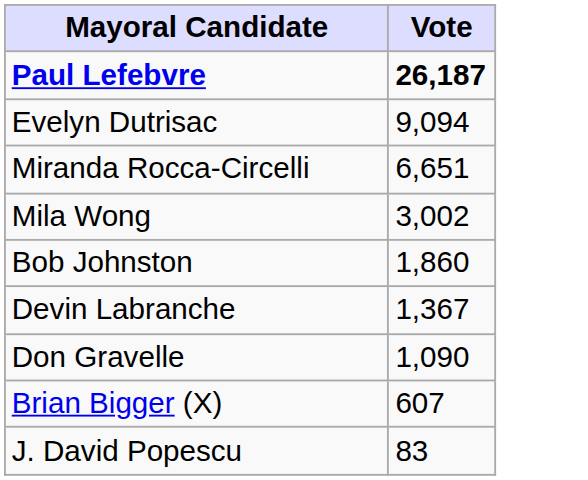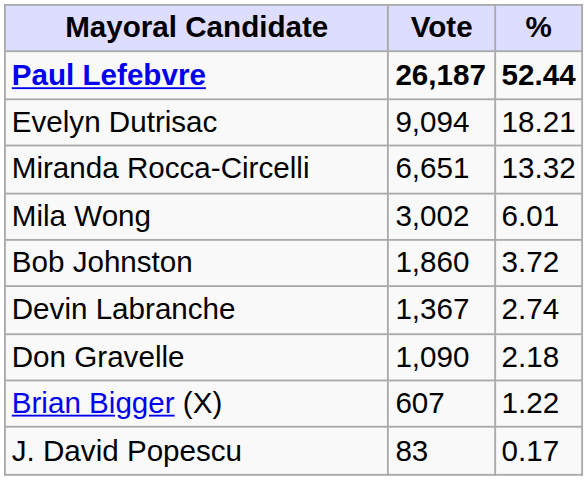+ column: (539, 27)
